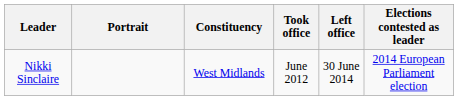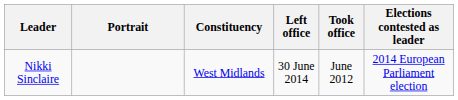columns swapped: (296, 27) <-> (341, 27)
